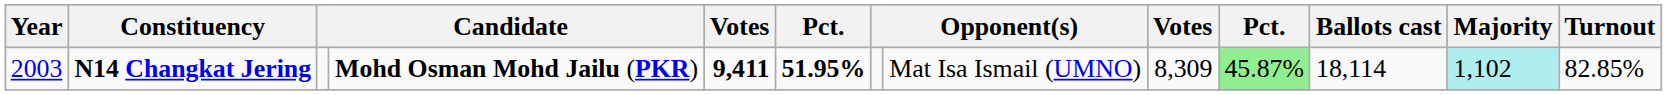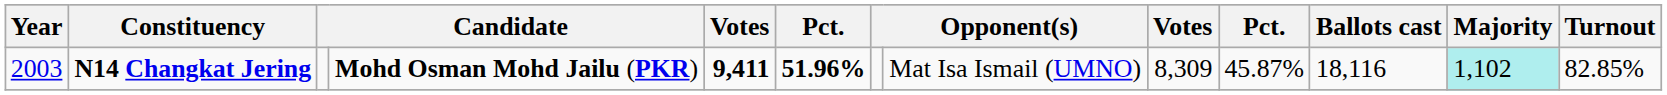(823, 68) 51.95% -> (823, 68) 51.96%
(1264, 68) lightgreen background -> (1264, 68) no background
(1351, 68) 18,114 -> (1351, 68) 18,116
